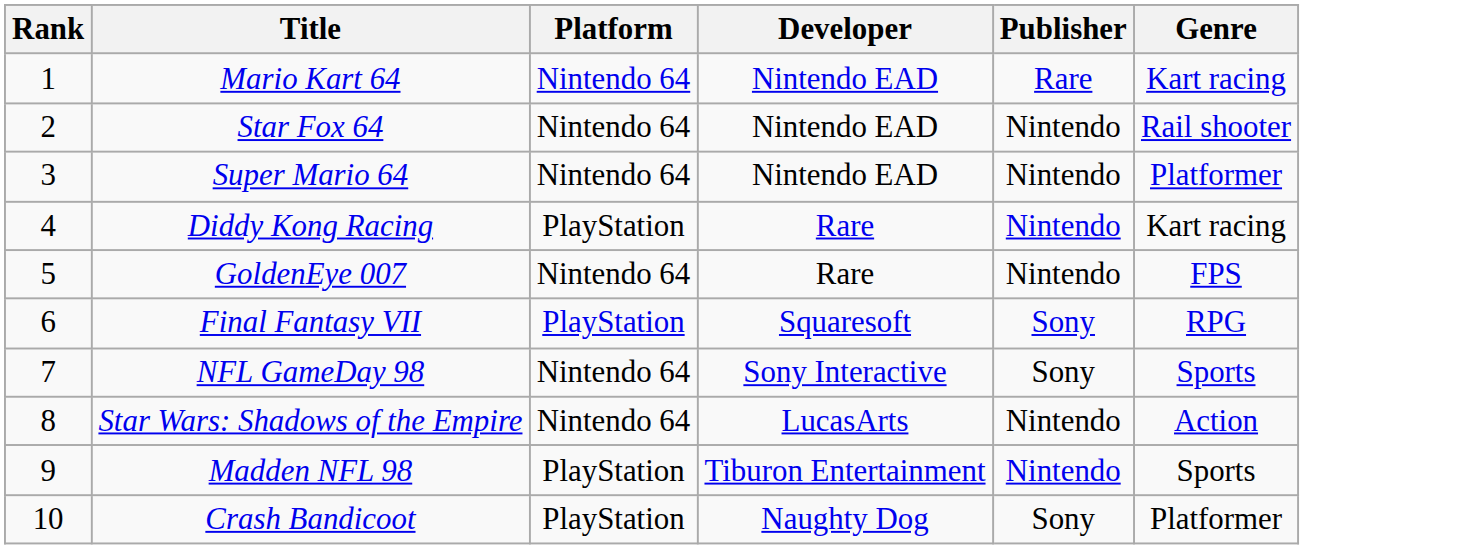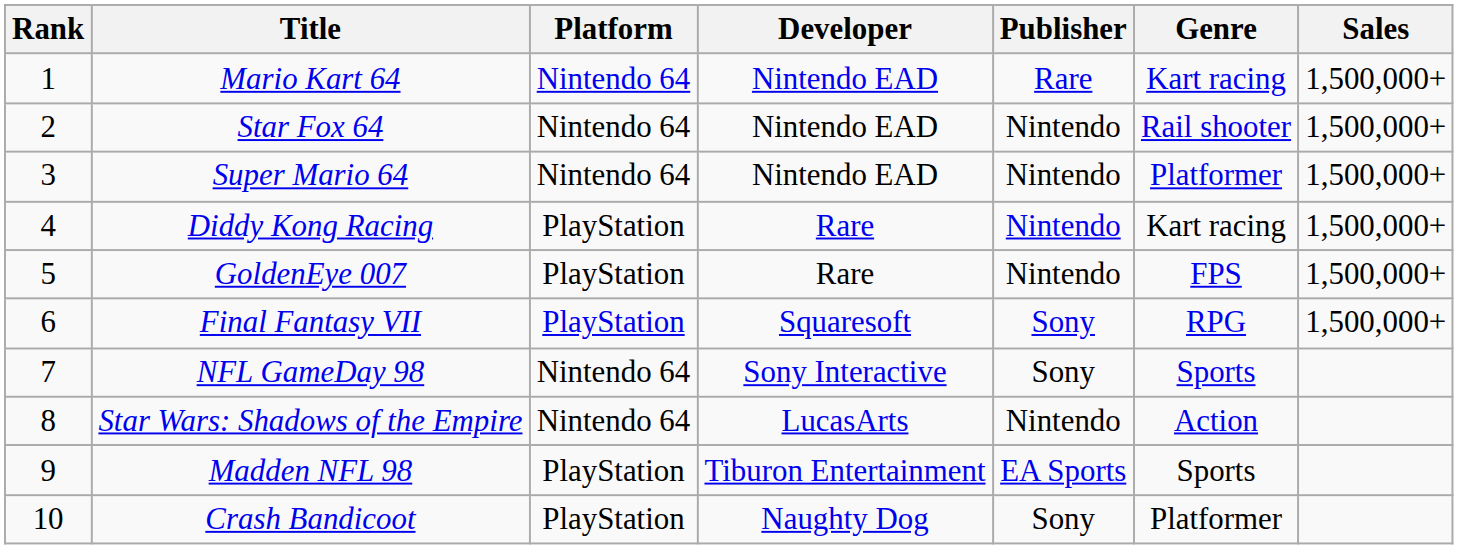+ column: (1376, 28)
(613, 273) Nintendo 64 -> (613, 273) PlayStation
(1063, 469) Nintendo -> (1063, 469) EA Sports
